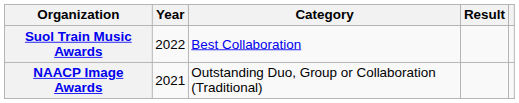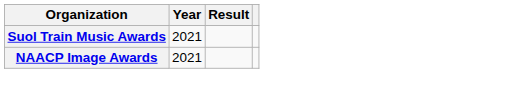- column: (325, 15)
(170, 44) 2022 -> (187, 36) 2021
